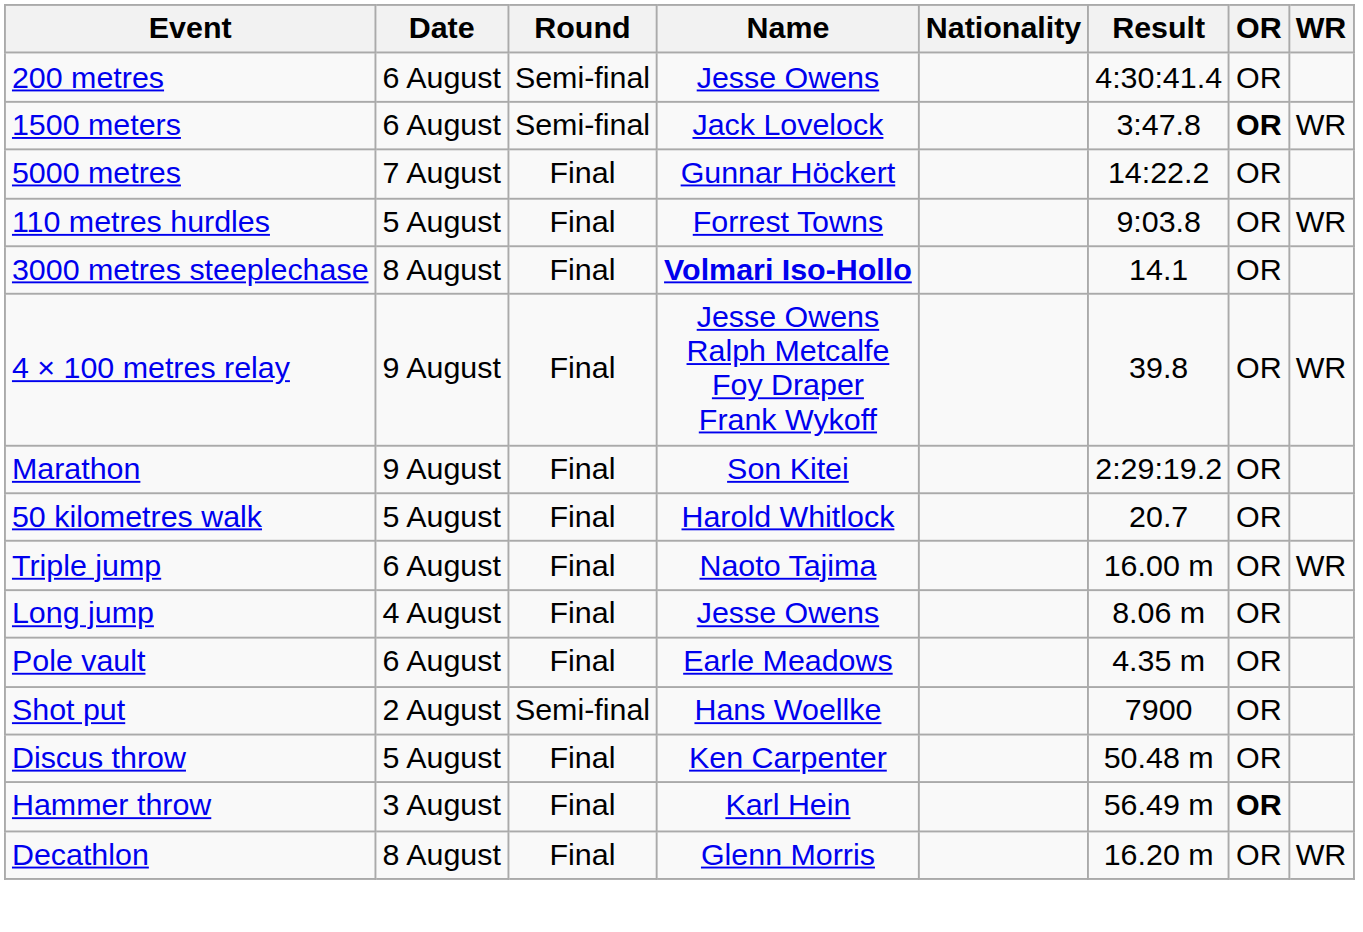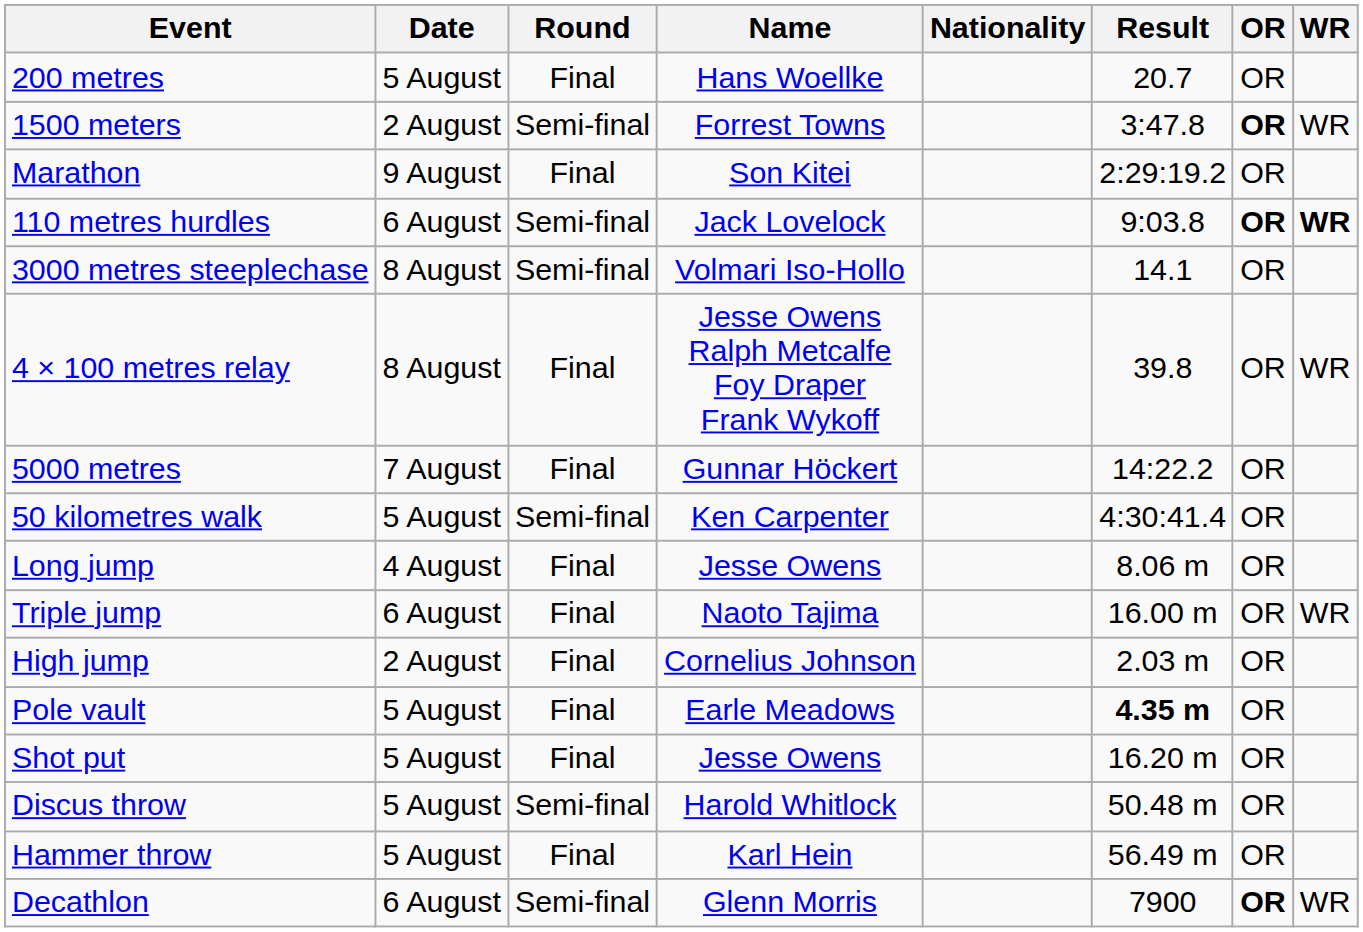(442, 76) 6 August -> (442, 76) 5 August
(582, 76) Semi-final -> (582, 76) Final
(788, 76) Jesse Owens -> (790, 76) Hans Woellke
(1159, 76) 4:30:41.4 -> (1163, 76) 20.7
(442, 125) 6 August -> (442, 125) 2 August
(788, 125) Jack Lovelock -> (790, 125) Forrest Towns
rows swapped: (96, 173) <-> (76, 468)
(442, 221) 5 August -> (442, 221) 6 August
(582, 221) Final -> (582, 221) Semi-final
(788, 221) Forrest Towns -> (790, 221) Jack Lovelock
(1259, 221) normal -> (1263, 221) bold
(1321, 221) normal -> (1325, 221) bold
(582, 269) Final -> (582, 269) Semi-final
(788, 269) bold -> (790, 269) normal
(442, 369) 9 August -> (442, 369) 8 August
(582, 516) Final -> (582, 516) Semi-final
(788, 516) Harold Whitlock -> (790, 516) Ken Carpenter
(1159, 516) 20.7 -> (1163, 516) 4:30:41.4
rows swapped: (83, 613) <-> (87, 565)
+ row: (80, 661)
(442, 661) 6 August -> (442, 709) 5 August
(1159, 661) normal -> (1163, 709) bold
(442, 709) 2 August -> (442, 757) 5 August
(582, 709) Semi-final -> (582, 757) Final
(788, 709) Hans Woellke -> (790, 757) Jesse Owens
(1159, 709) 7900 -> (1163, 757) 16.20 m
(582, 757) Final -> (582, 806) Semi-final
(788, 757) Ken Carpenter -> (790, 806) Harold Whitlock
(442, 806) 3 August -> (442, 854) 5 August
(1259, 806) bold -> (1263, 854) normal
(442, 854) 8 August -> (442, 902) 6 August
(582, 854) Final -> (582, 902) Semi-final
(1159, 854) 16.20 m -> (1163, 902) 7900
(1259, 854) normal -> (1263, 902) bold
